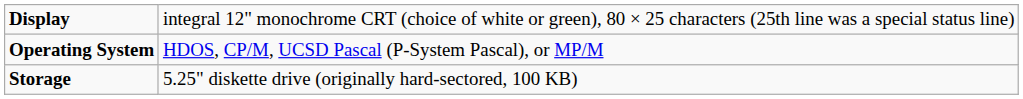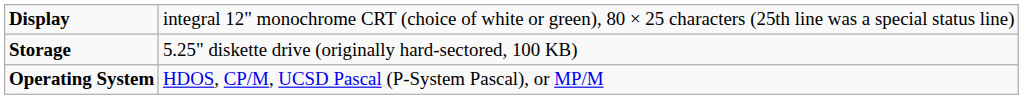rows swapped: (40, 79) <-> (82, 49)
